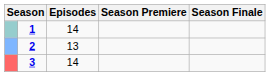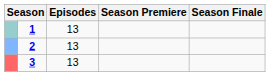(73, 29) 14 -> (73, 29) 13
(73, 63) 14 -> (73, 63) 13
